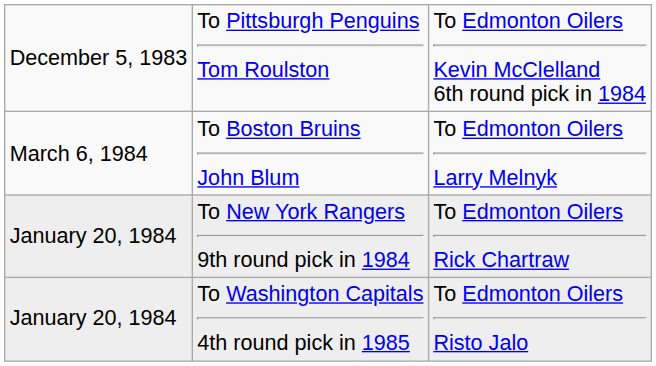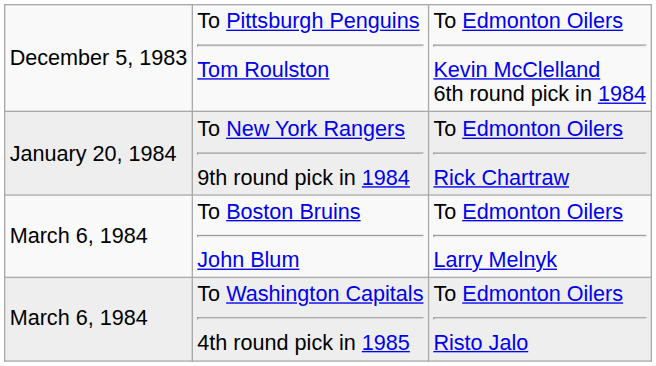rows swapped: (310, 235) <-> (310, 153)
(93, 318) January 20, 1984 -> (79, 318) March 6, 1984
